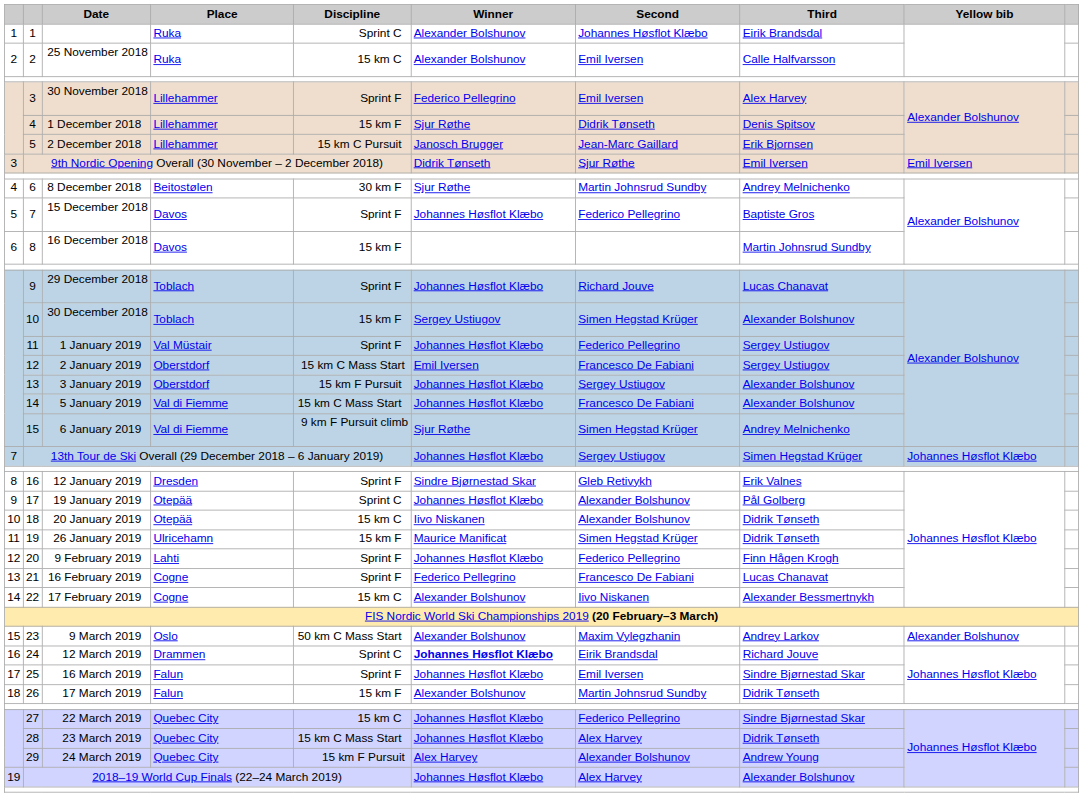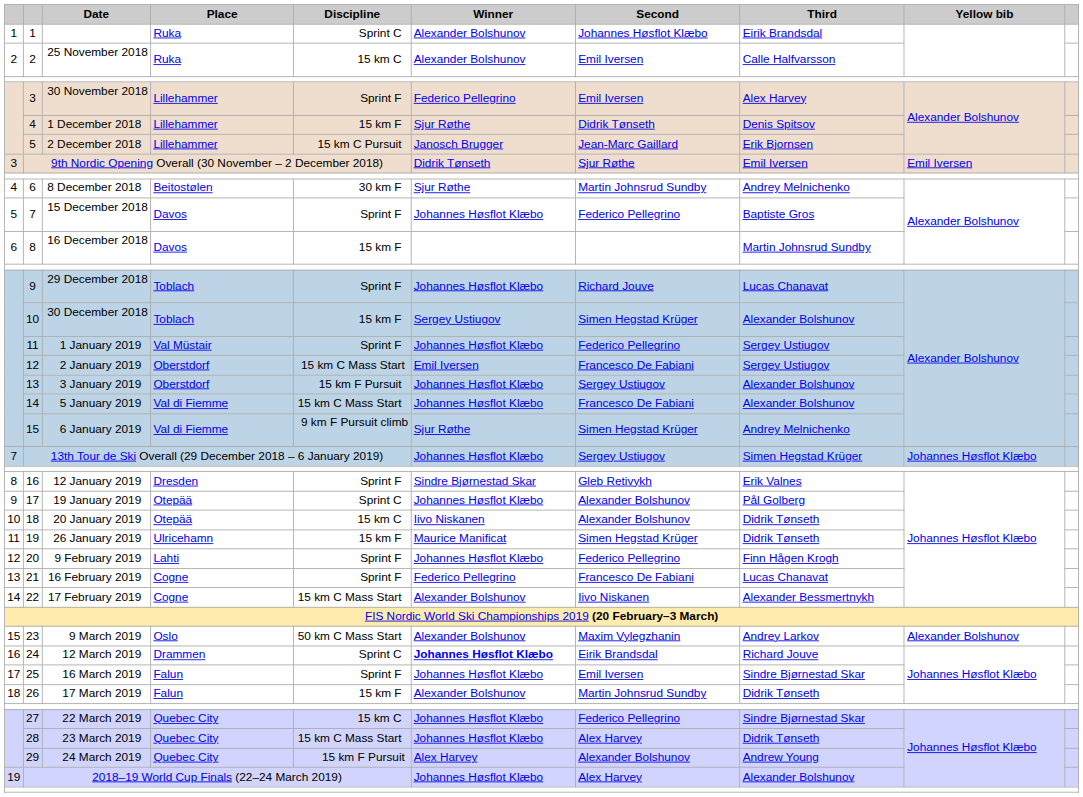(383, 597) 15 km C -> (353, 597) 15 km C Mass Start
